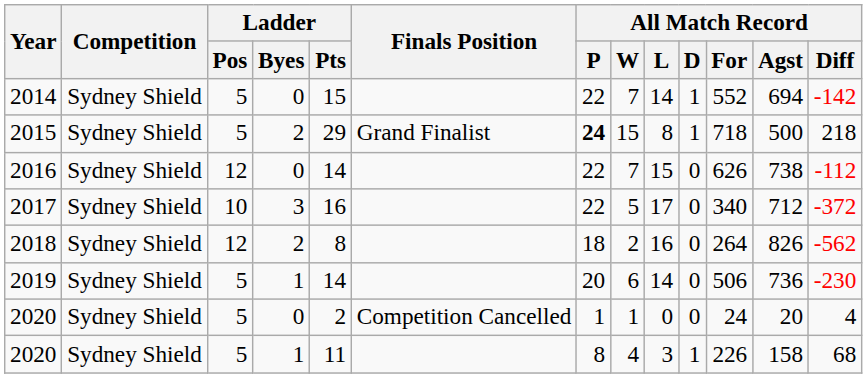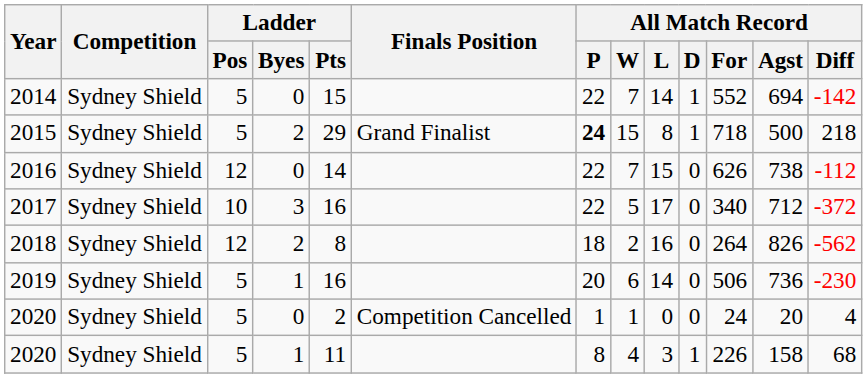(334, 280) 14 -> (334, 280) 16
